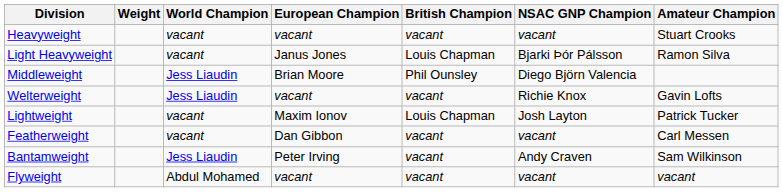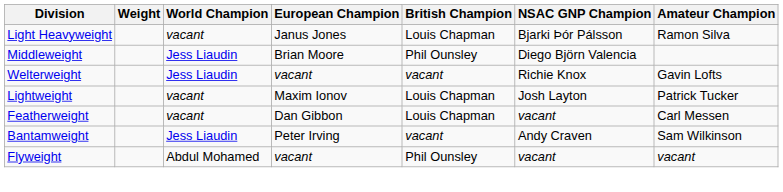- row: (44, 34)
(424, 136) vacant -> (450, 116) Louis Chapman
(424, 177) vacant -> (441, 156) Phil Ounsley
